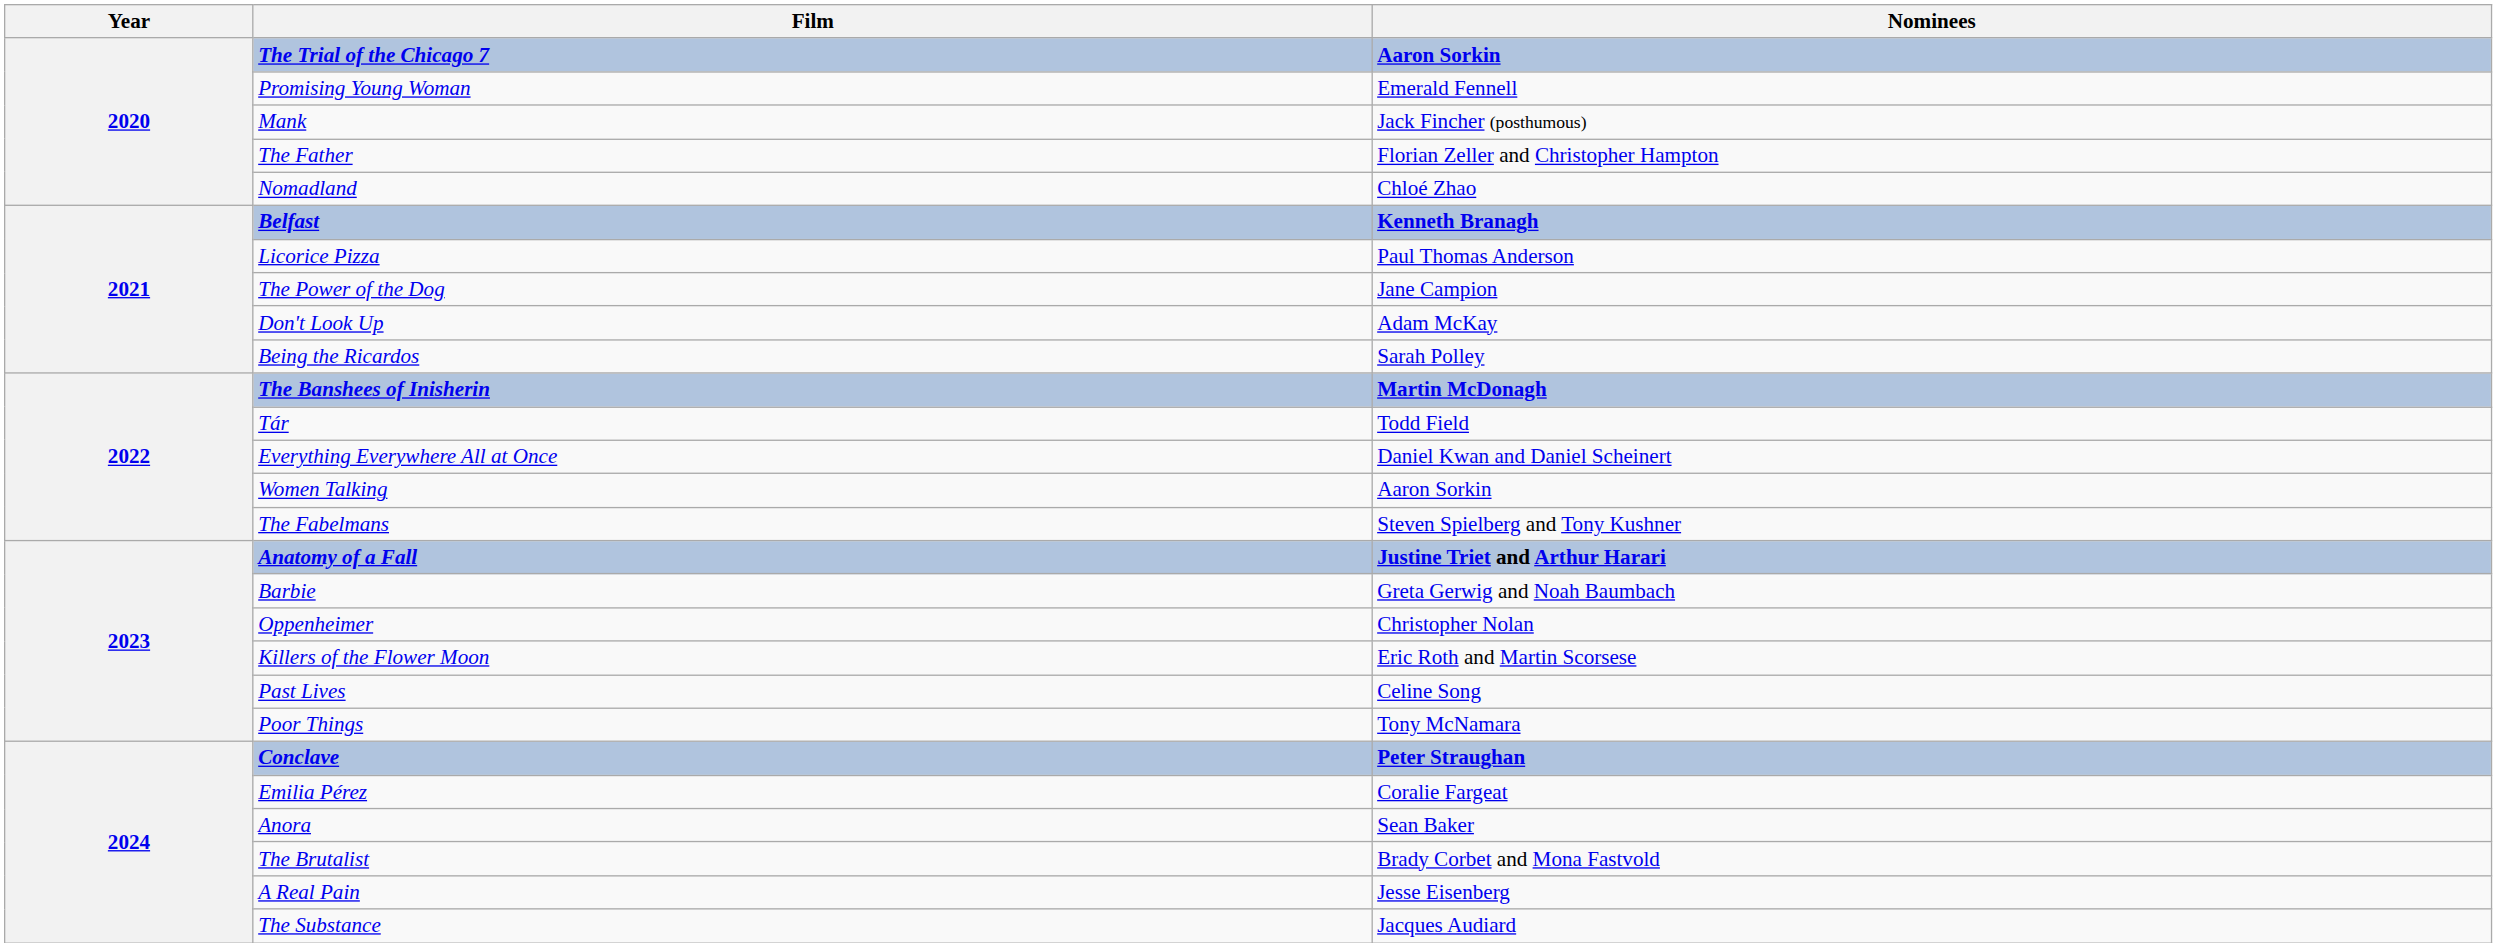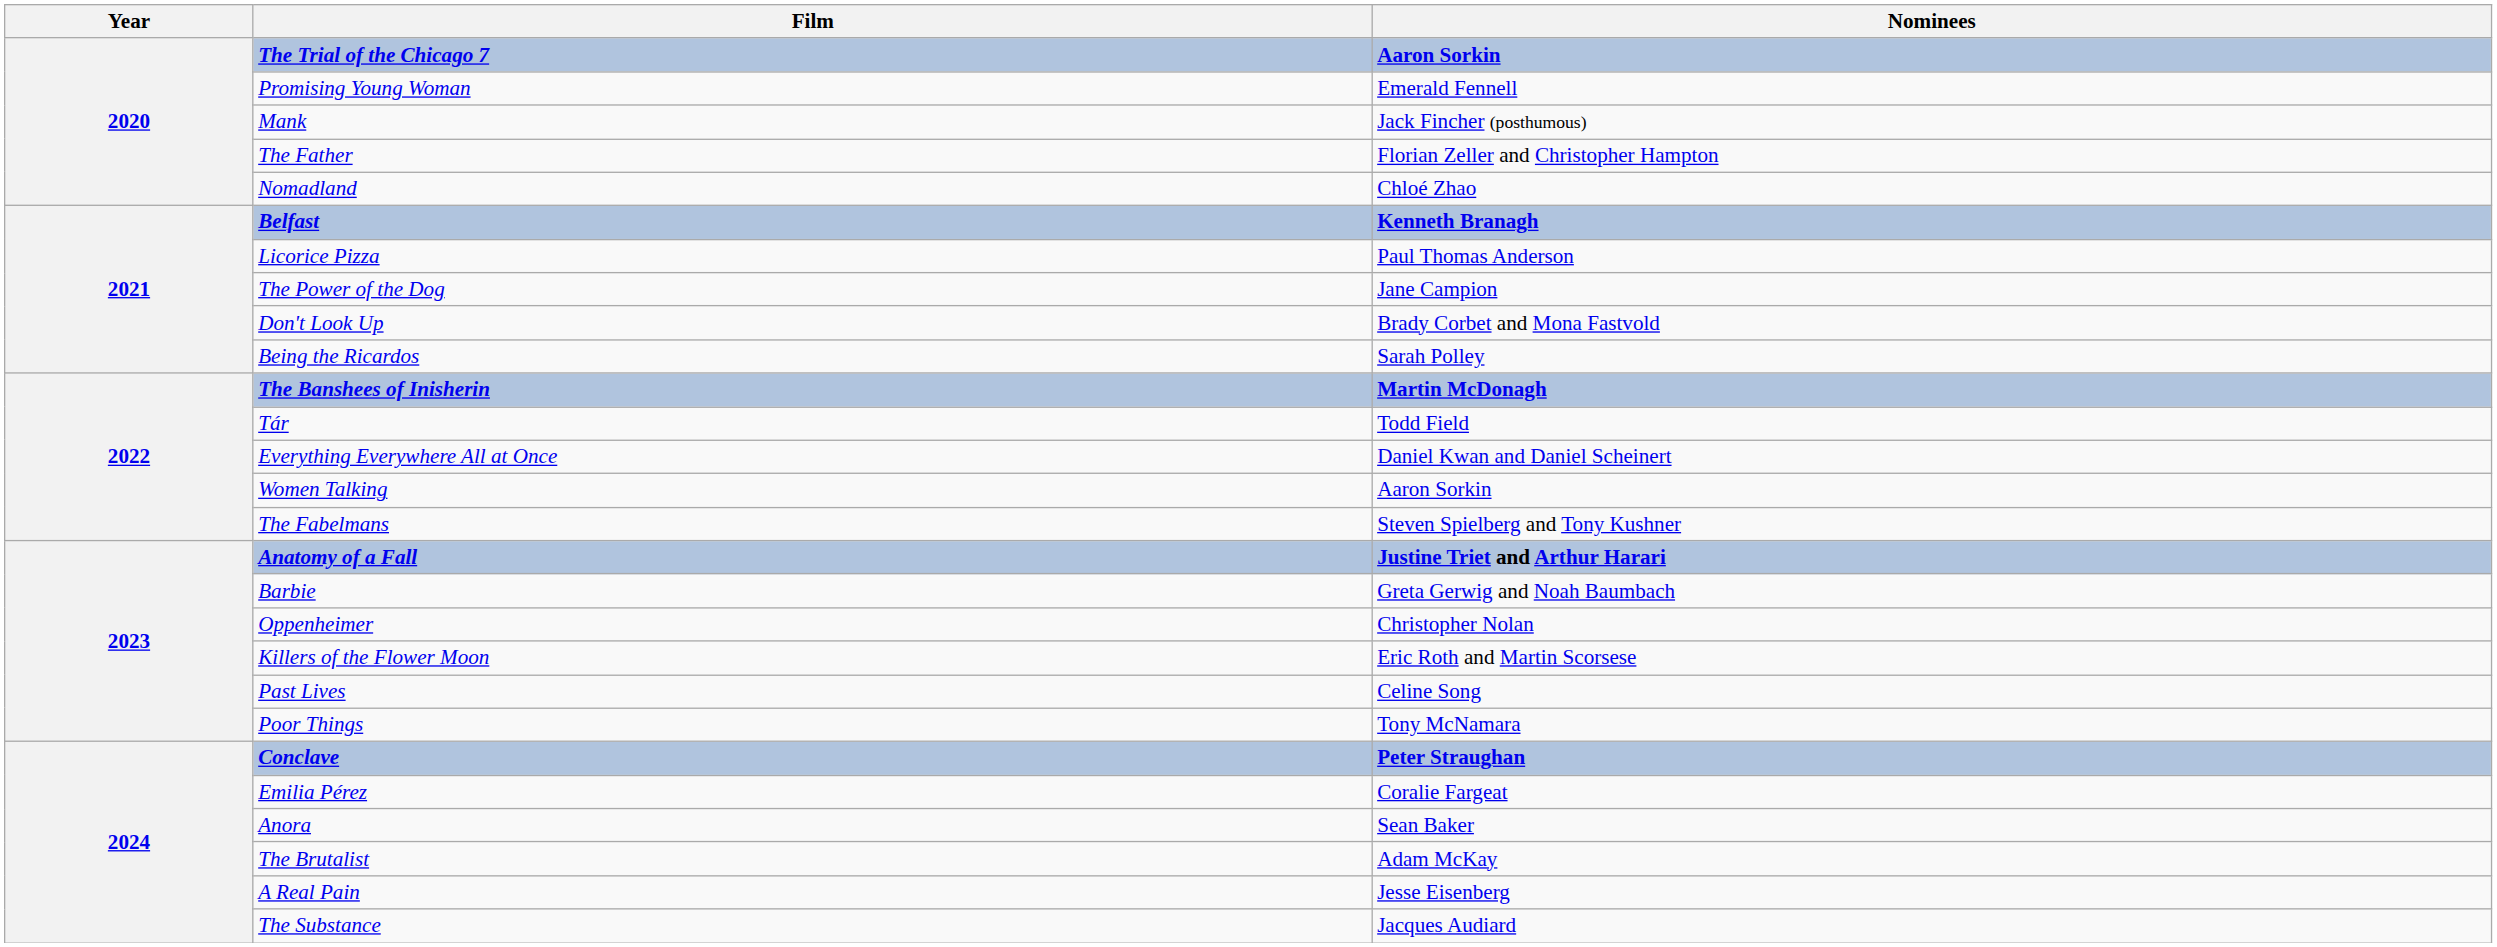(1437, 322) Adam McKay -> (1519, 322) Brady Corbet and Mona Fastvold
(1519, 858) Brady Corbet and Mona Fastvold -> (1437, 858) Adam McKay
